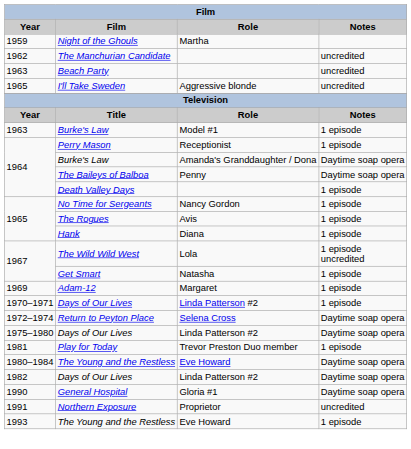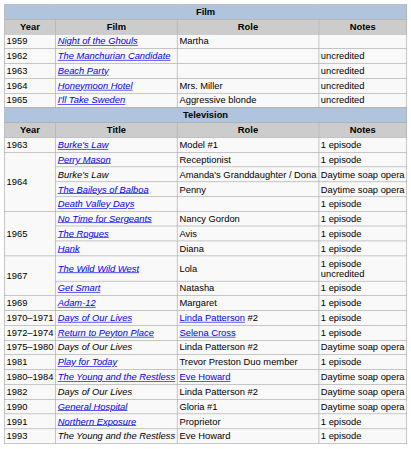+ row: (17, 86)
(363, 318) Daytime soap opera -> (341, 333) 1 episode
(343, 407) uncredited -> (341, 422) 1 episode
